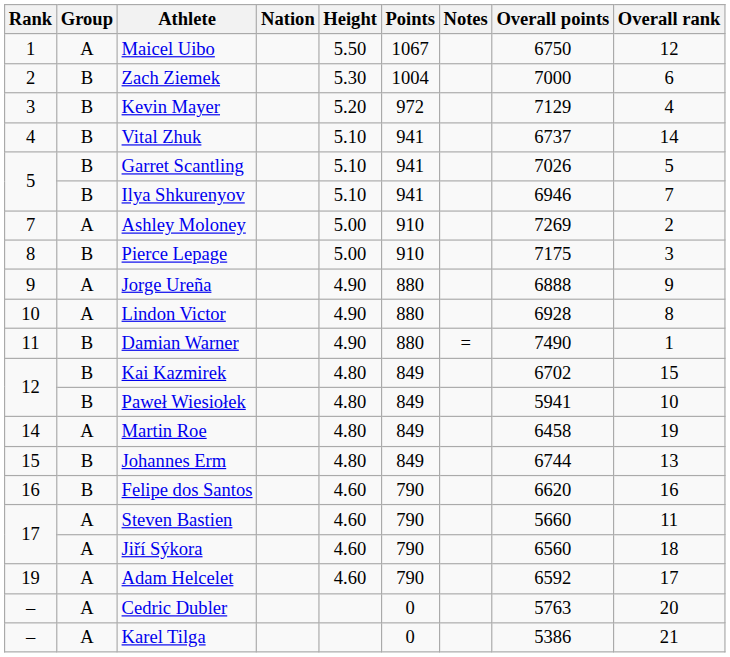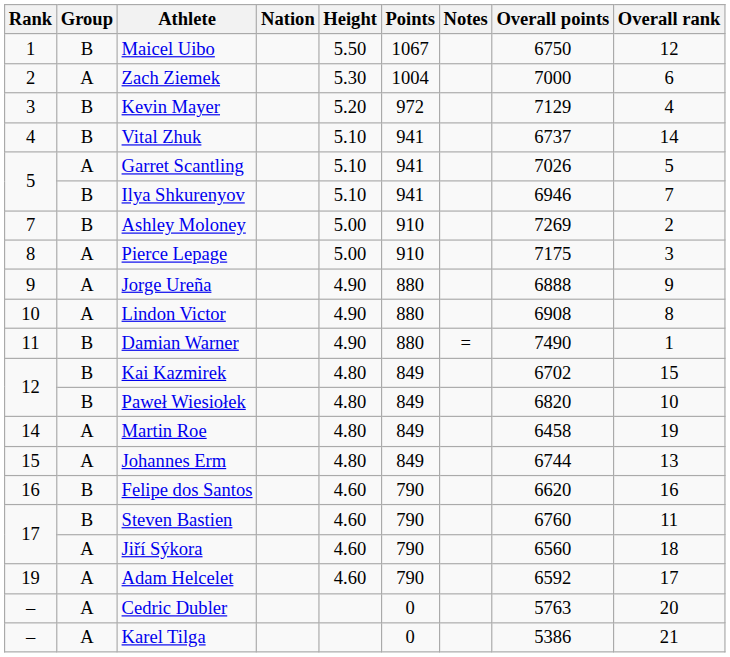(87, 48) A -> (87, 48) B
(87, 78) B -> (87, 78) A
(87, 166) B -> (87, 166) A
(87, 225) A -> (87, 225) B
(87, 254) B -> (87, 254) A
(553, 313) 6928 -> (553, 313) 6908
(553, 401) 5941 -> (553, 401) 6820
(87, 460) B -> (87, 460) A
(87, 519) A -> (87, 519) B
(553, 519) 5660 -> (553, 519) 6760
